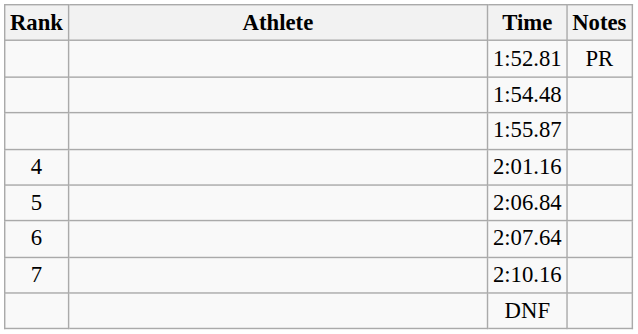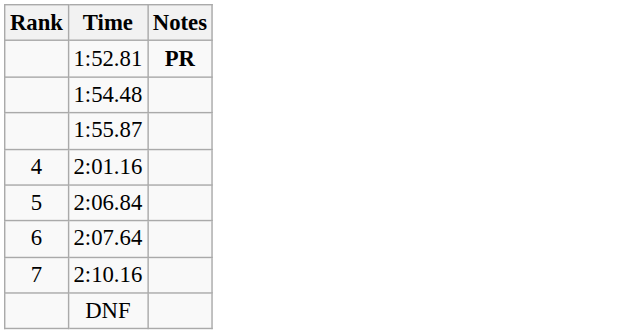- column: (278, 22)
(599, 58) normal -> (180, 58) bold
